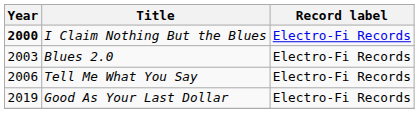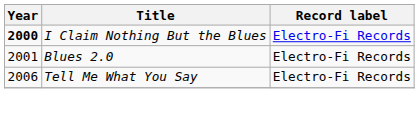(23, 56) 2003 -> (23, 56) 2001
- row: (136, 98)
